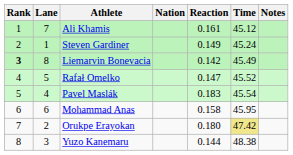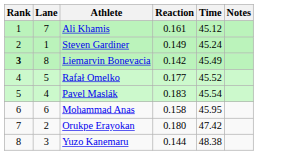- column: (170, 12)
(209, 77) 0.147 -> (175, 77) 0.177
(245, 126) khaki background -> (210, 126) no background
